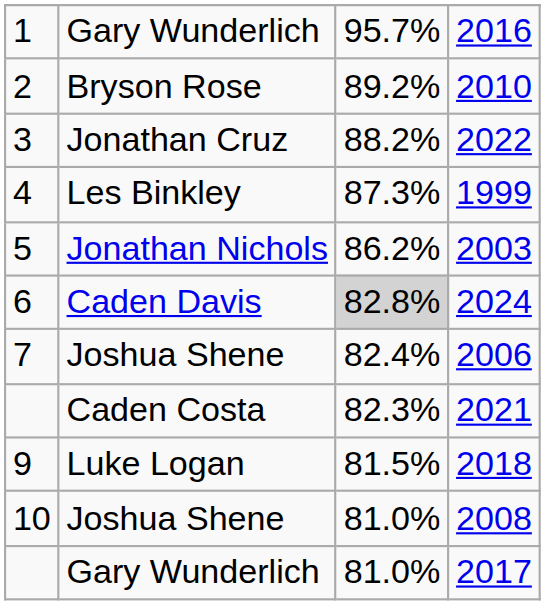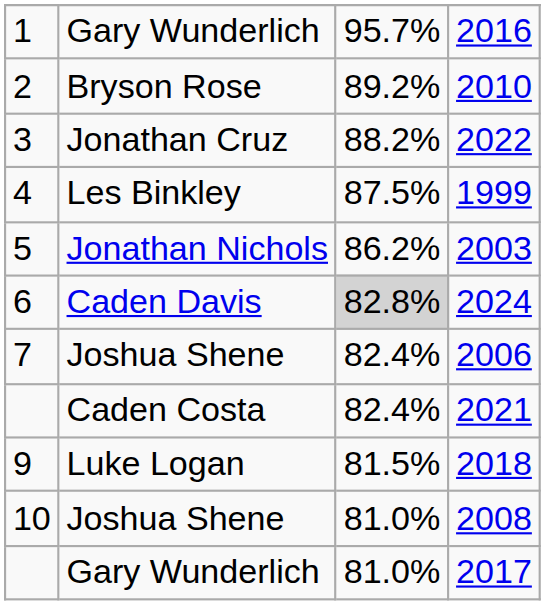(392, 193) 87.3% -> (392, 193) 87.5%
(392, 409) 82.3% -> (392, 409) 82.4%
